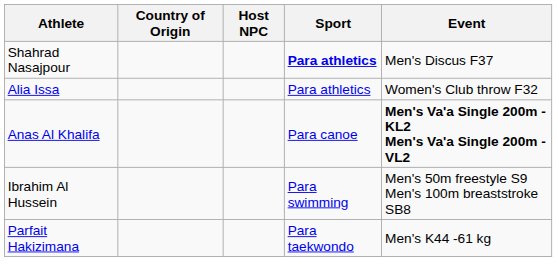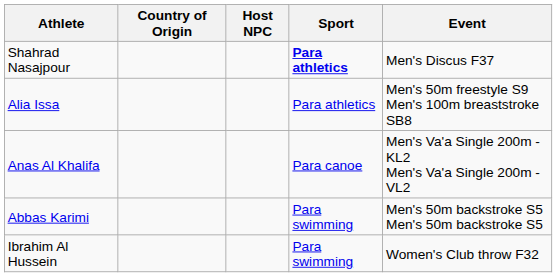(461, 89) Women's Club throw F32 -> (463, 105) Men's 50m freestyle S9 Men's 100m breaststroke SB8
(465, 134) bold -> (463, 165) normal
+ row: (48, 217)
(462, 194) Men's 50m freestyle S9 Men's 100m breaststroke SB8 -> (462, 254) Women's Club throw F32
- row: (43, 238)
